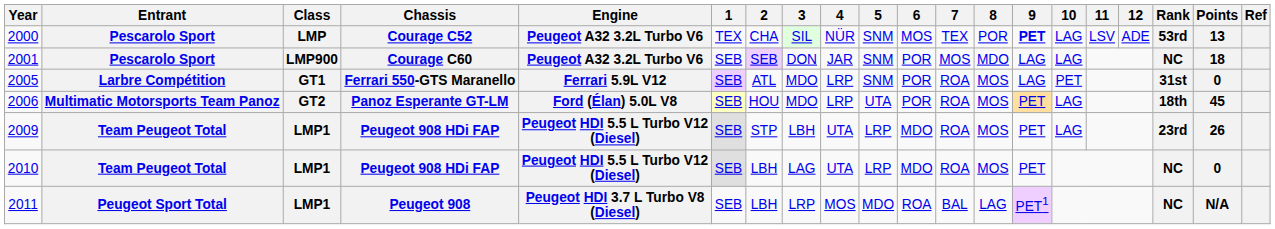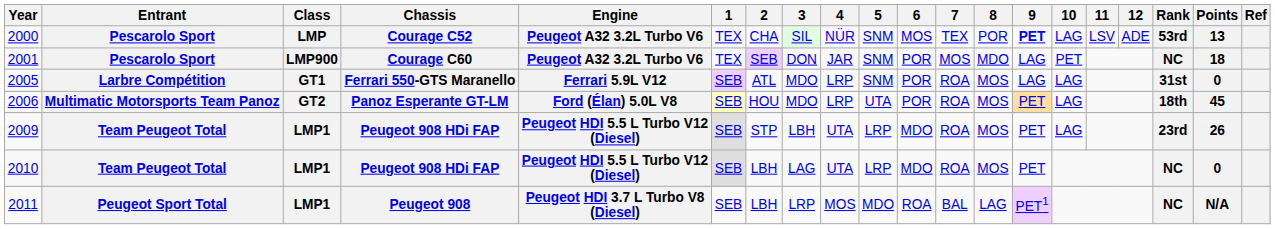(728, 58) SEB -> (728, 58) TEX
(1069, 58) LAG -> (1069, 58) PET
(1069, 80) PET -> (1069, 80) LAG
